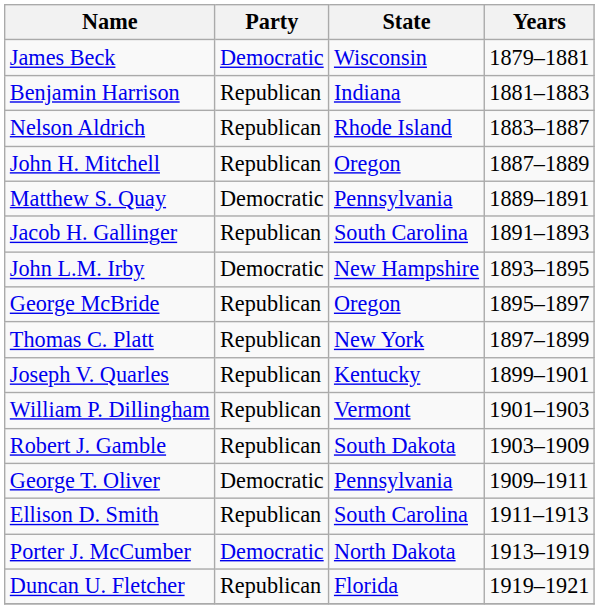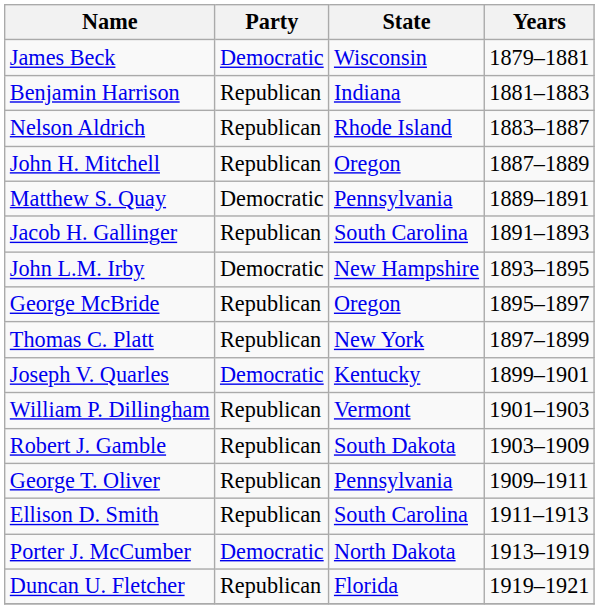(271, 374) Republican -> (272, 374) Democratic
(272, 480) Democratic -> (271, 480) Republican
